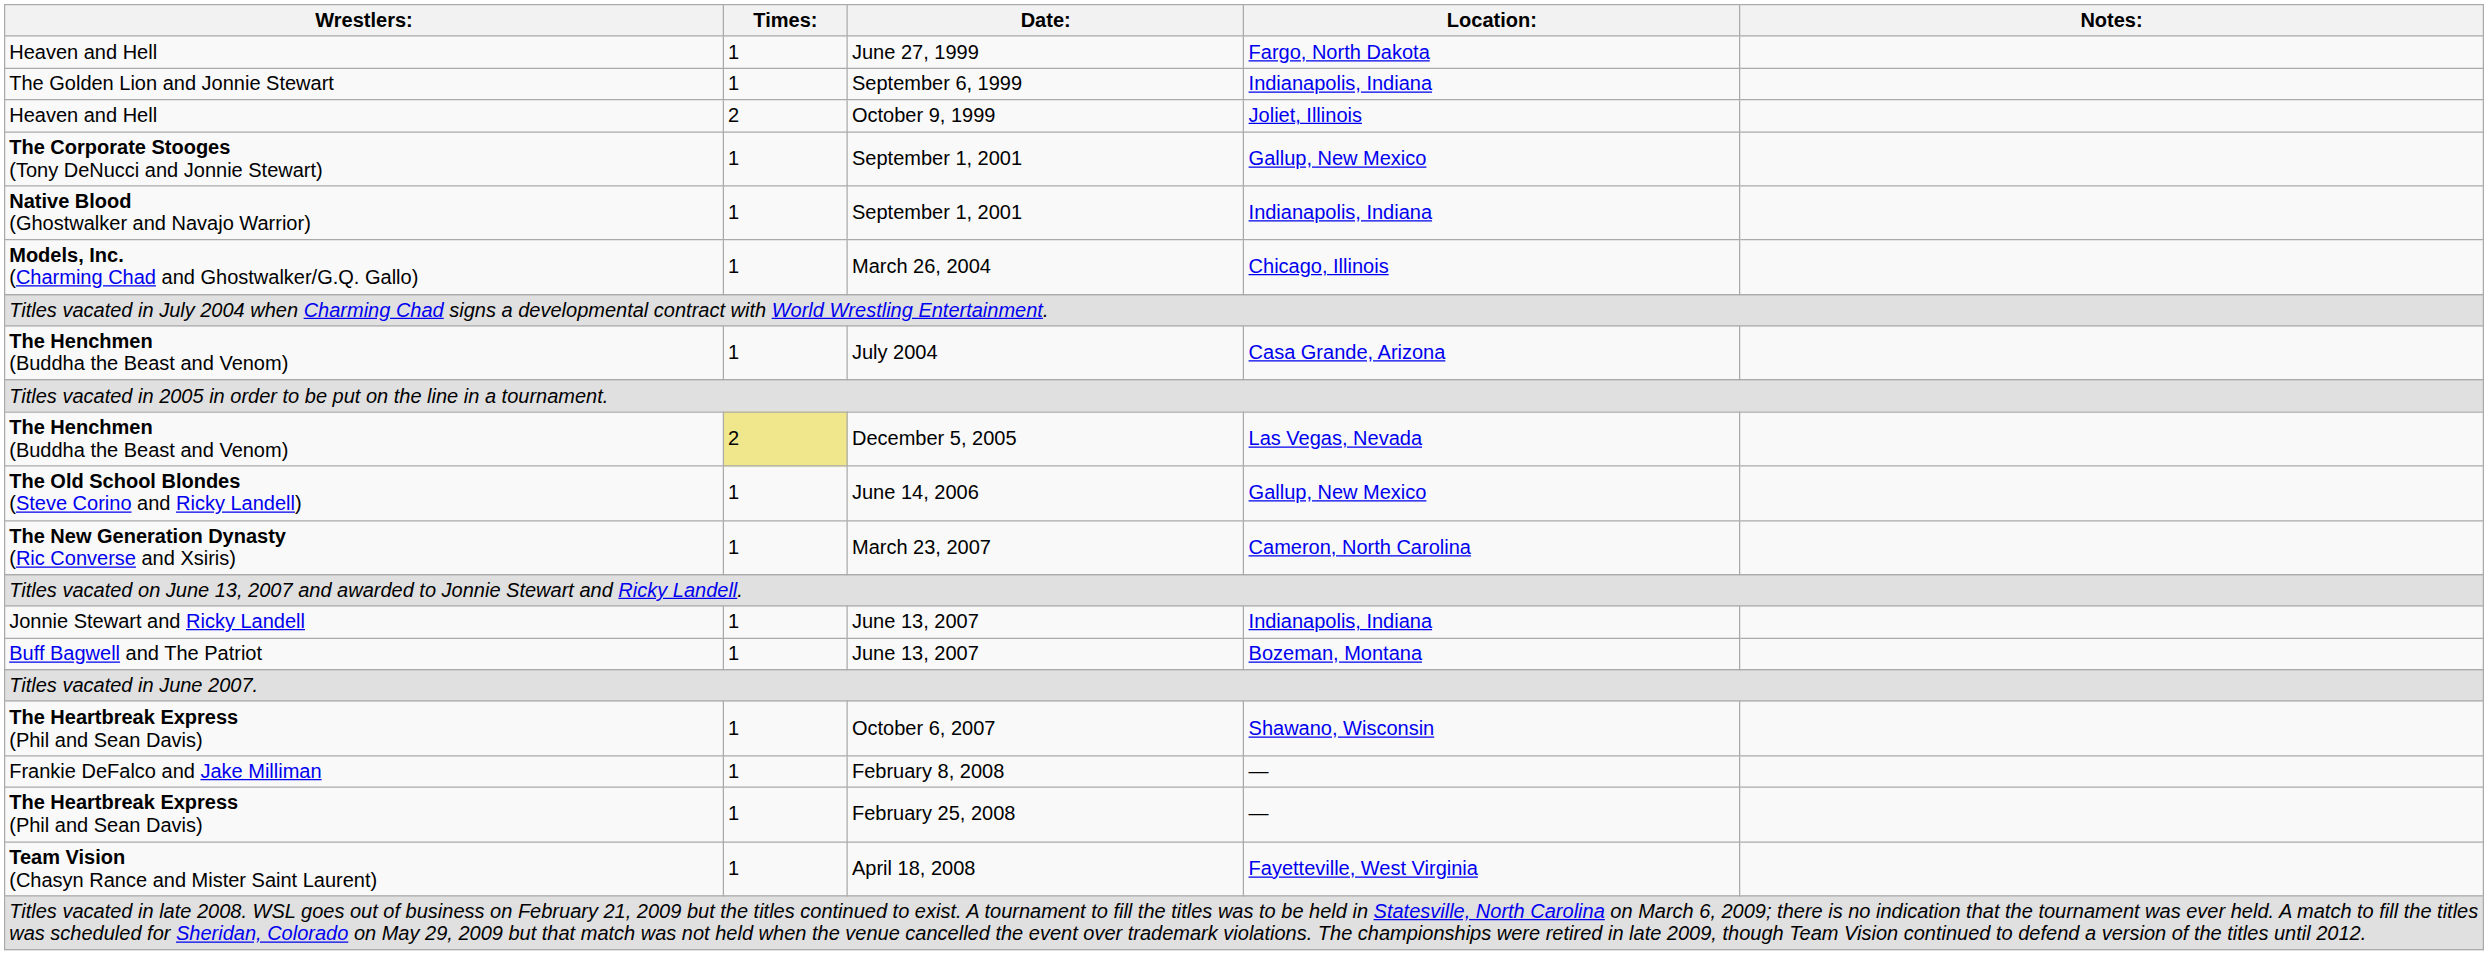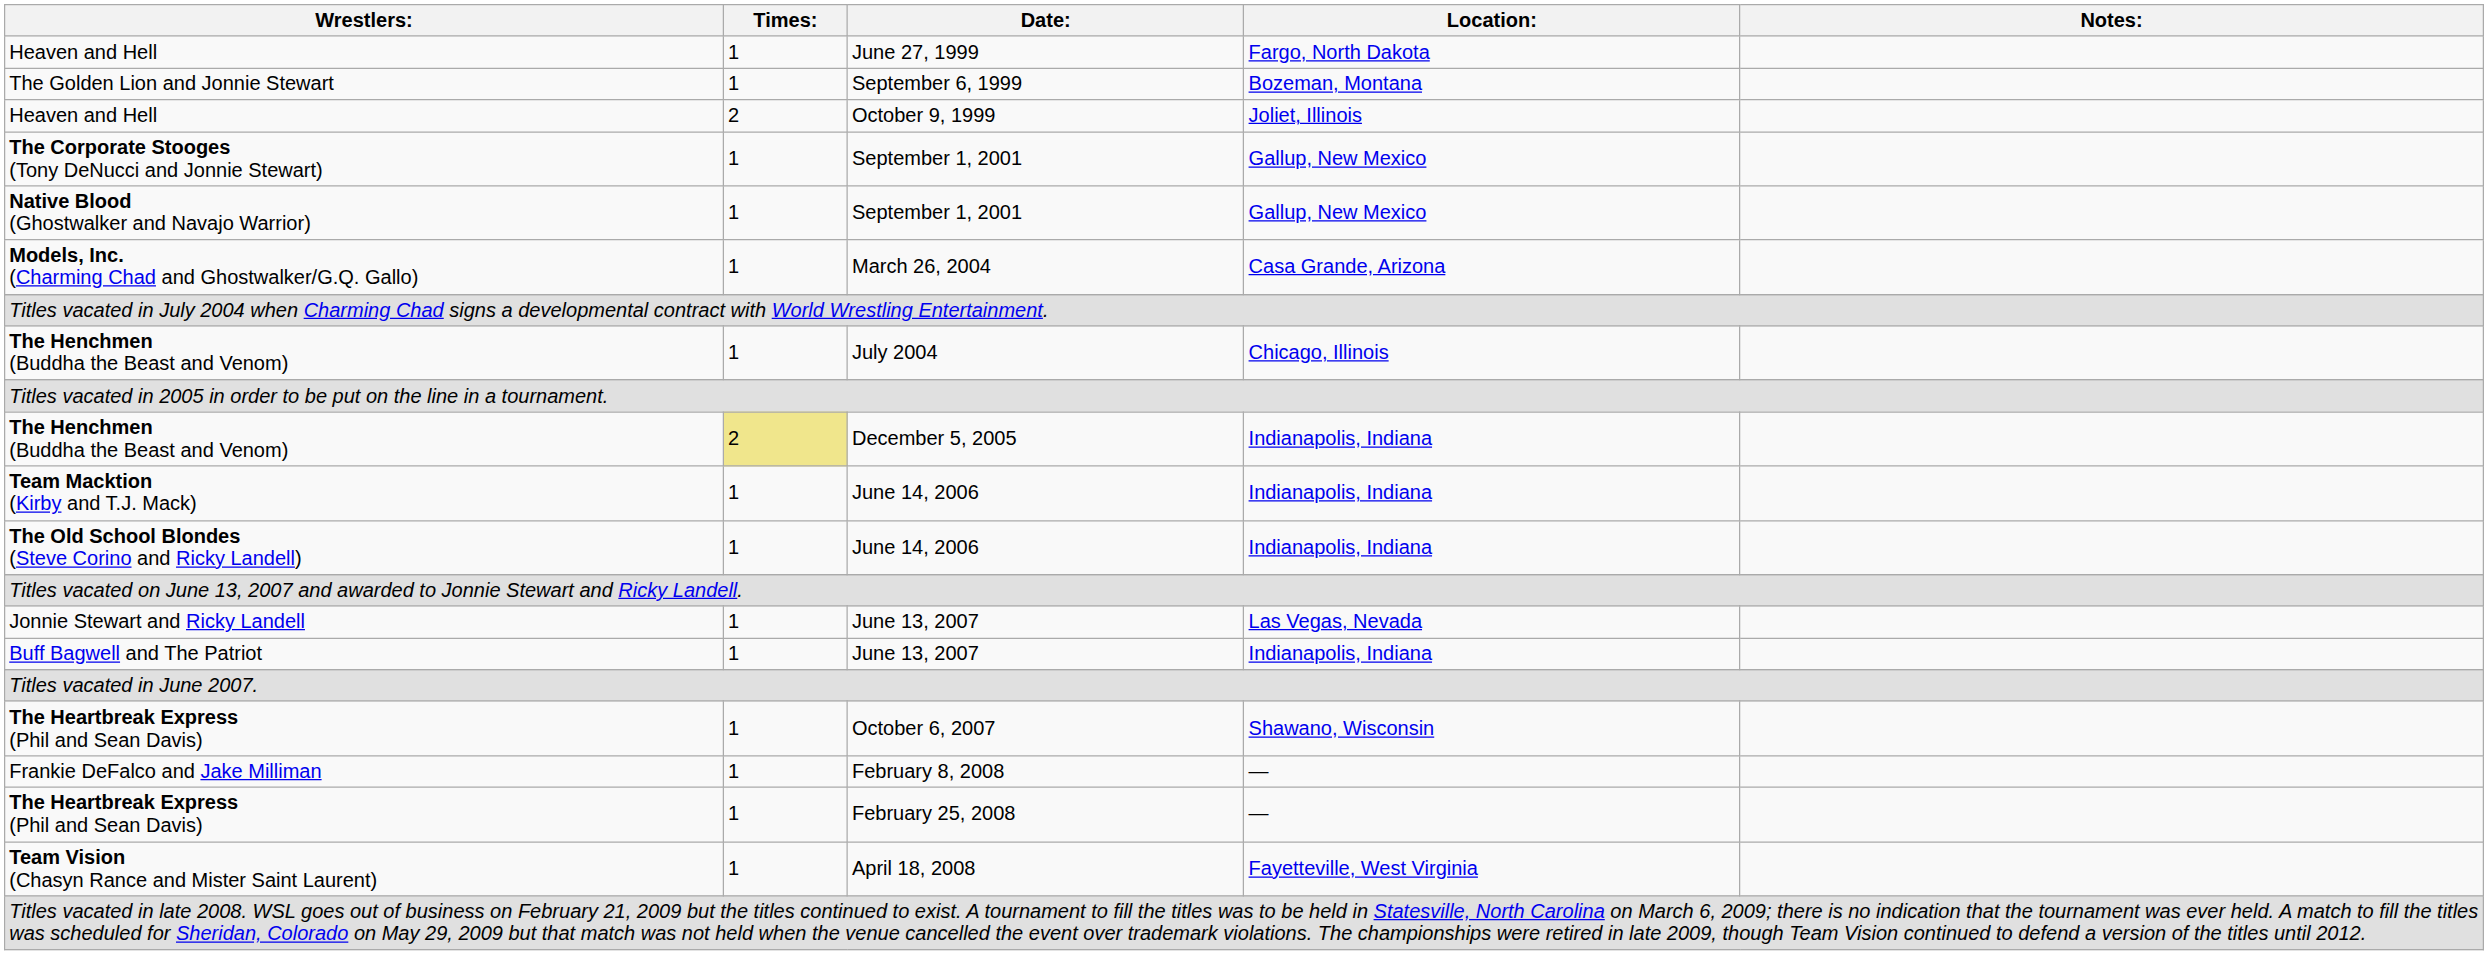(1340, 83) Indianapolis, Indiana -> (1335, 83) Bozeman, Montana
(1340, 212) Indianapolis, Indiana -> (1337, 212) Gallup, New Mexico
(1319, 266) Chicago, Illinois -> (1347, 266) Casa Grande, Arizona
(1347, 352) Casa Grande, Arizona -> (1319, 352) Chicago, Illinois
(1335, 438) Las Vegas, Nevada -> (1340, 438) Indianapolis, Indiana
+ row: (103, 493)
(1337, 493) Gallup, New Mexico -> (1340, 547) Indianapolis, Indiana
- row: (148, 547)
(1340, 621) Indianapolis, Indiana -> (1335, 621) Las Vegas, Nevada
(1335, 653) Bozeman, Montana -> (1340, 653) Indianapolis, Indiana
